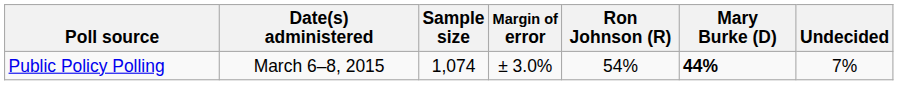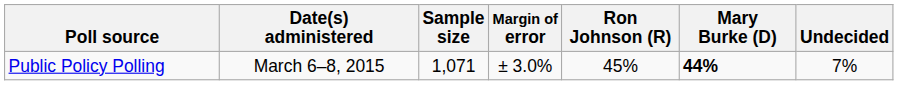(454, 65) 1,074 -> (454, 65) 1,071
(620, 65) 54% -> (620, 65) 45%
